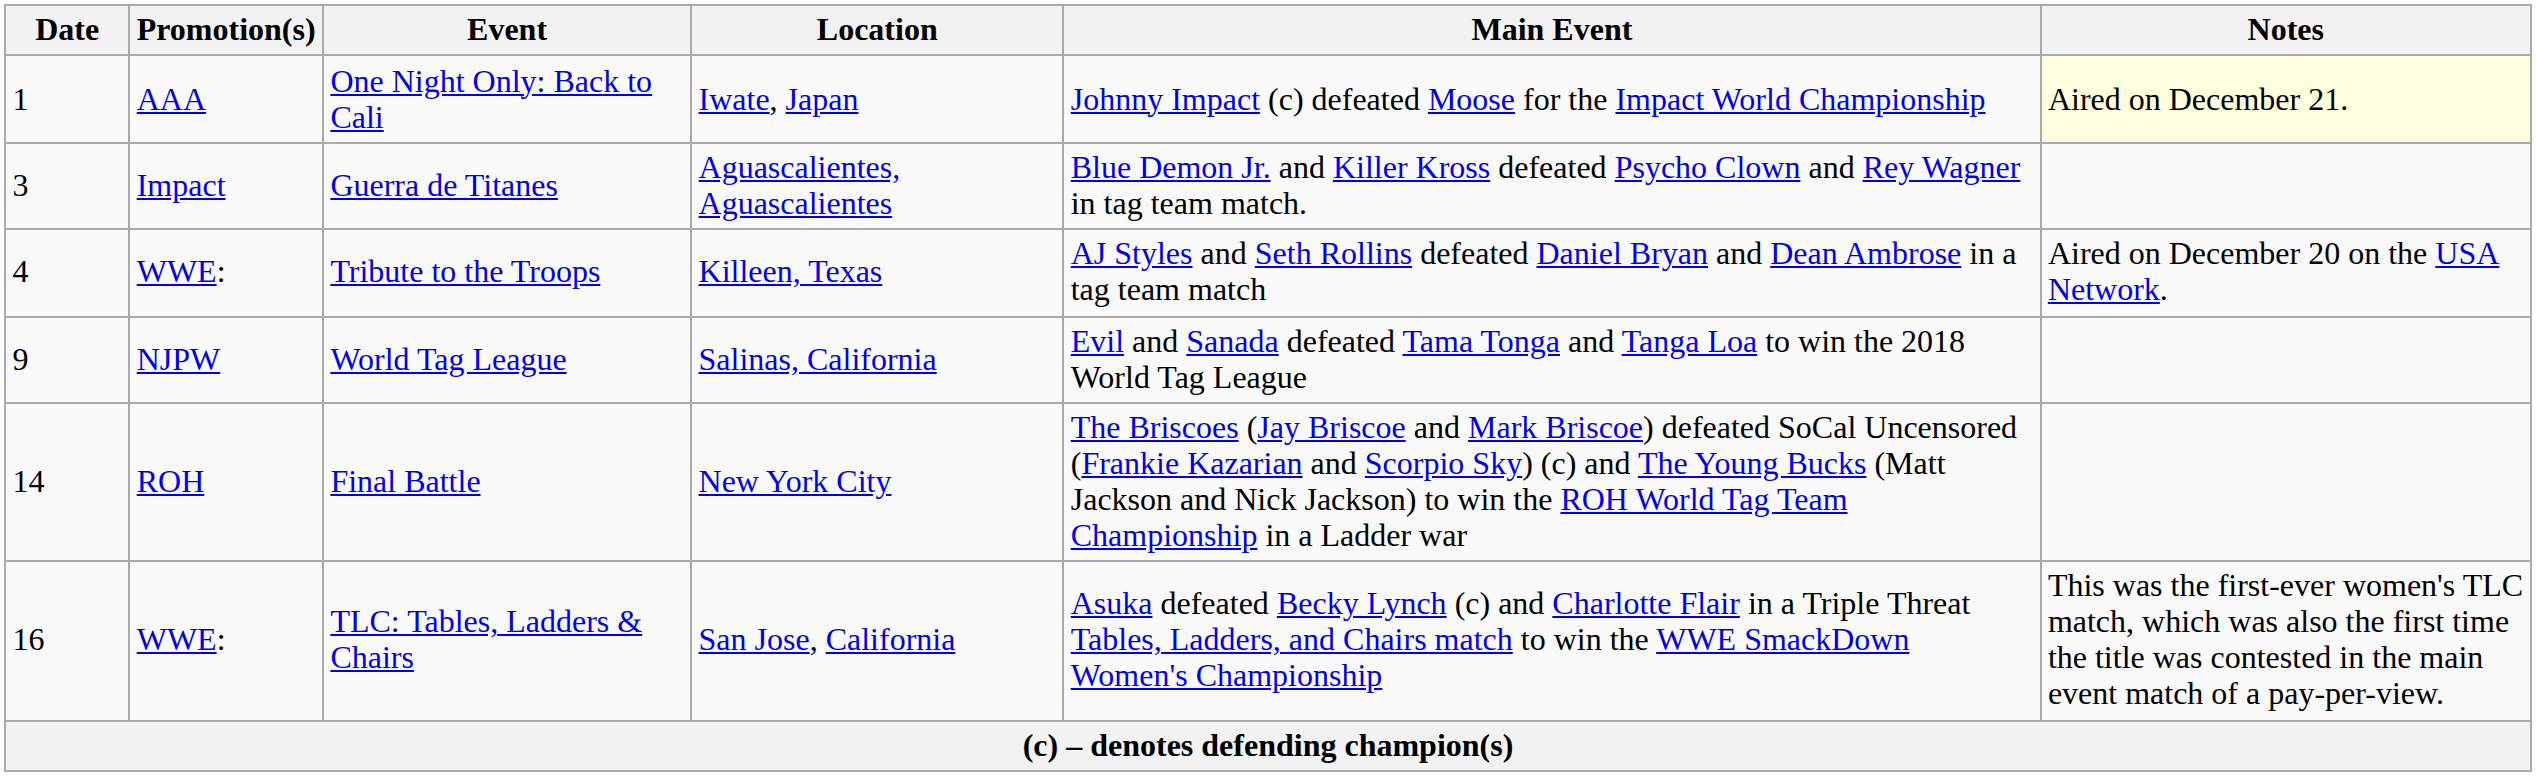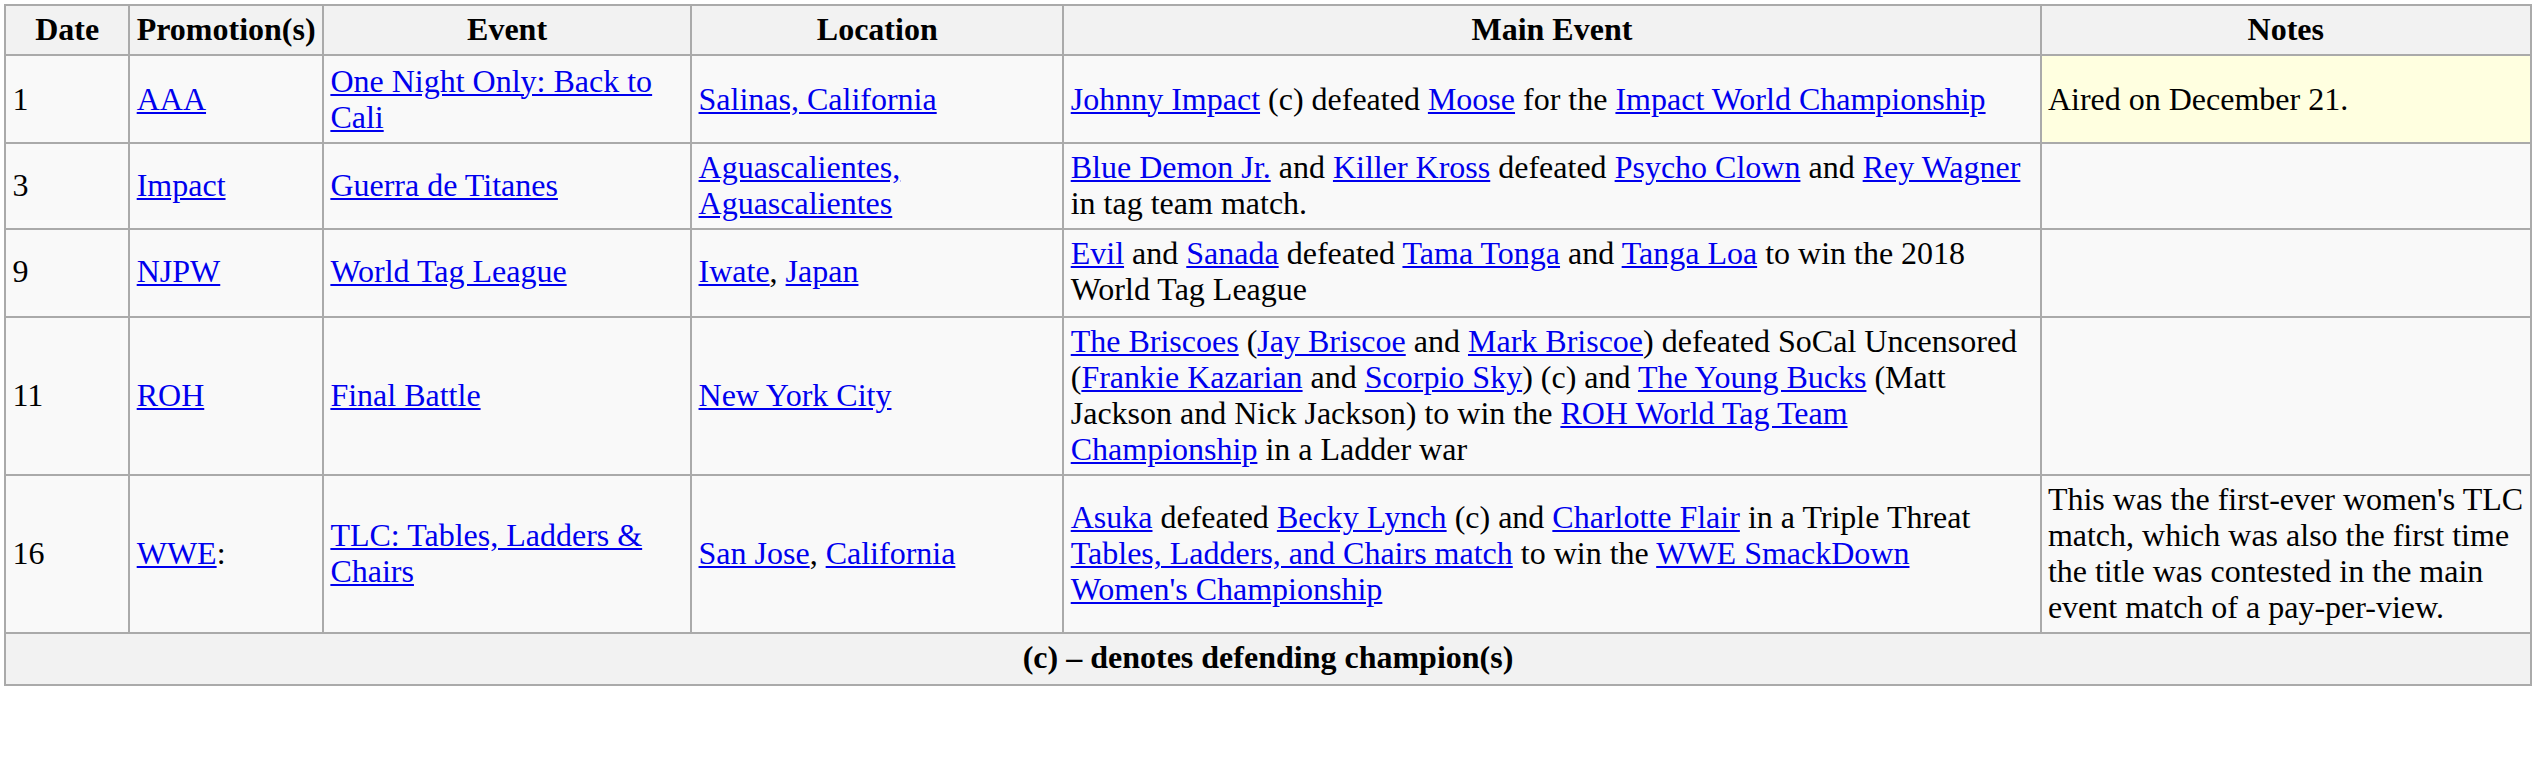(778, 98) Iwate, Japan -> (818, 98) Salinas, California
- row: (465, 272)
(818, 358) Salinas, California -> (778, 272) Iwate, Japan
(28, 481) 14 -> (28, 394) 11
